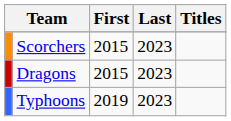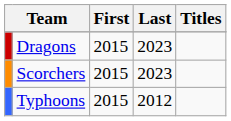rows swapped: (46, 73) <-> (51, 45)
(111, 101) 2019 -> (111, 101) 2015
(155, 101) 2023 -> (155, 101) 2012
